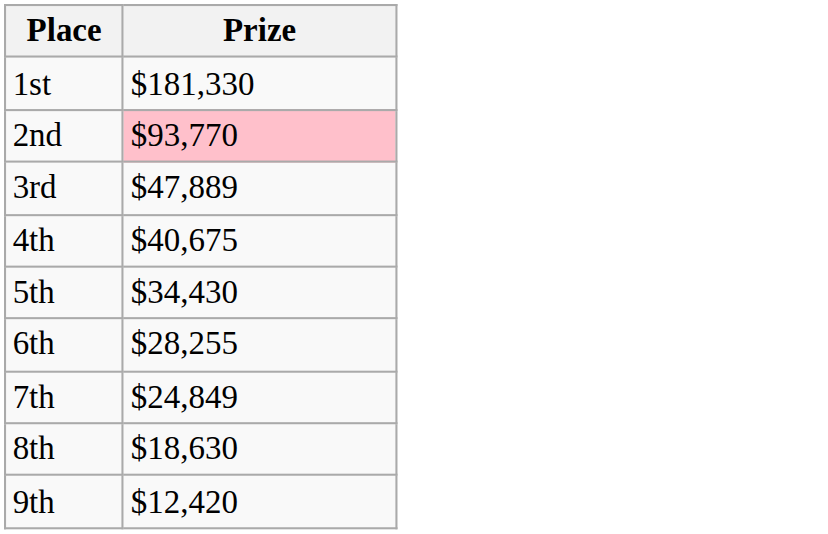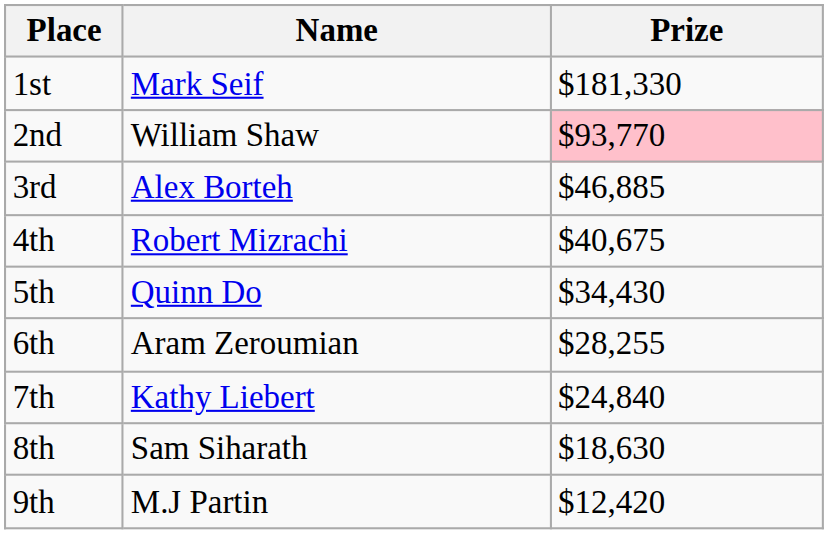+ column: (337, 30)
(184, 187) $47,889 -> (612, 187) $46,885
(184, 396) $24,849 -> (612, 396) $24,840
